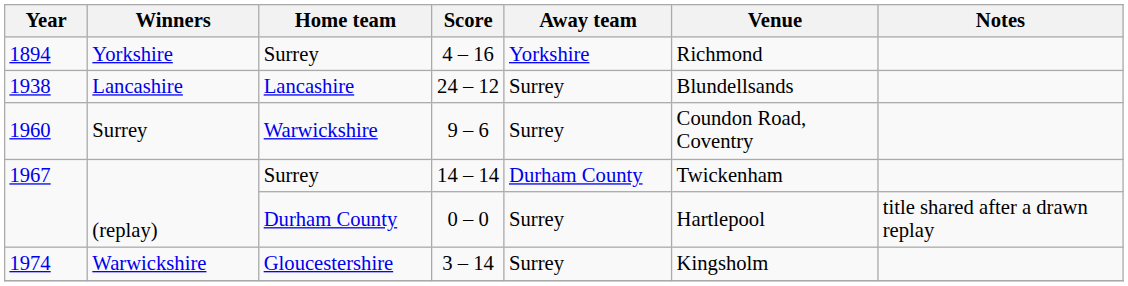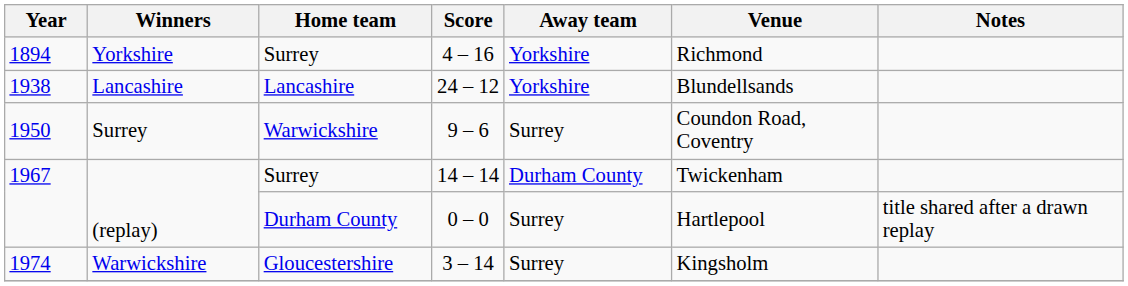(537, 86) Surrey -> (549, 86) Yorkshire
(30, 130) 1960 -> (30, 130) 1950
